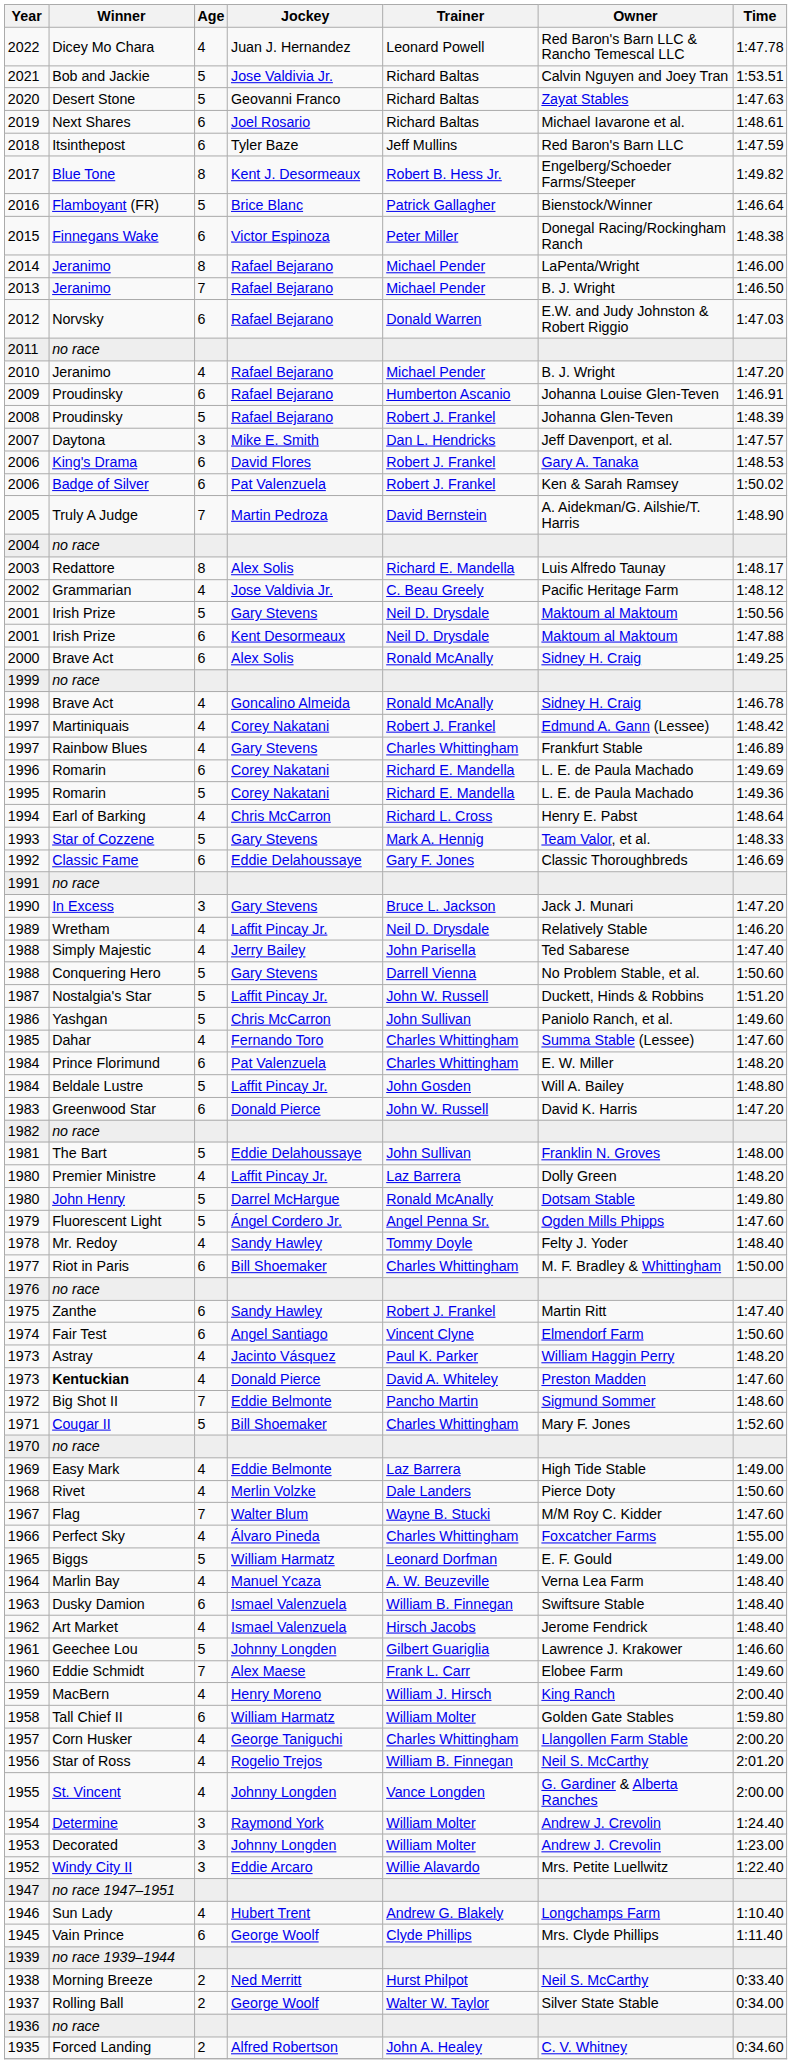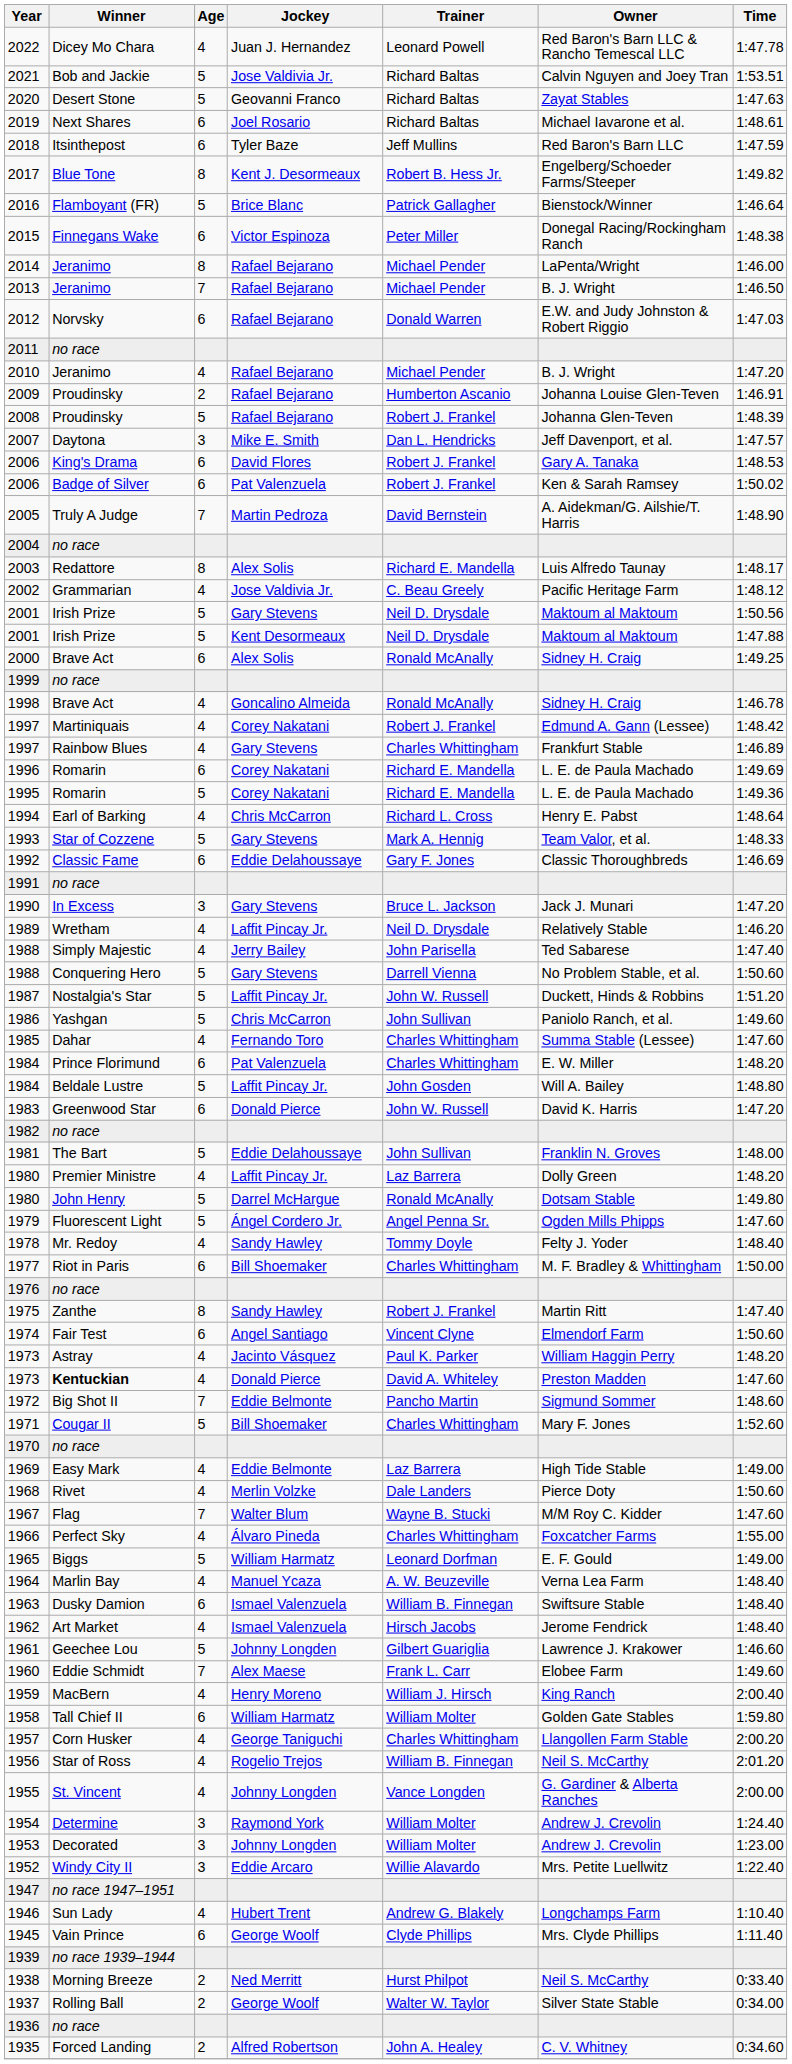(201, 395) 6 -> (201, 395) 2
(201, 636) 6 -> (201, 636) 5
(201, 1312) 6 -> (201, 1312) 8
